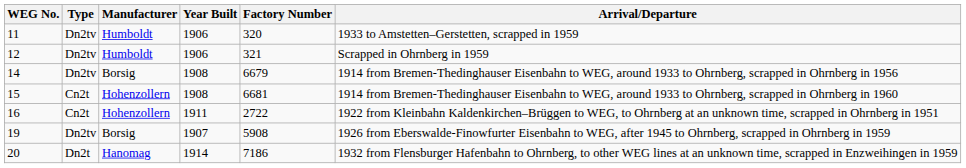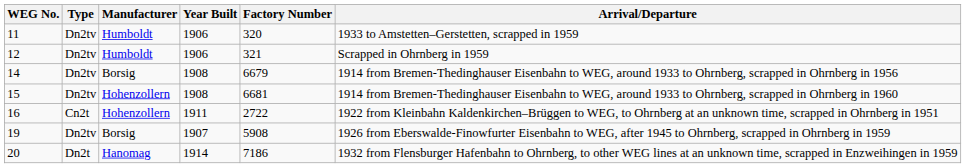(77, 93) Cn2t -> (81, 93) Dn2tv
